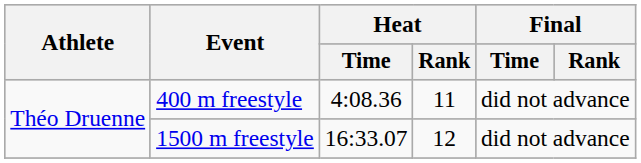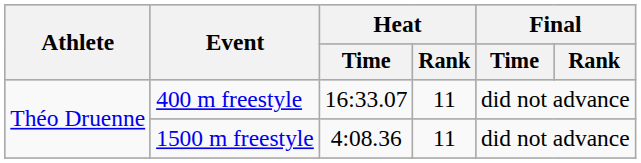(366, 99) 4:08.36 -> (366, 99) 16:33.07
(366, 138) 16:33.07 -> (366, 138) 4:08.36
(444, 138) 12 -> (444, 138) 11
